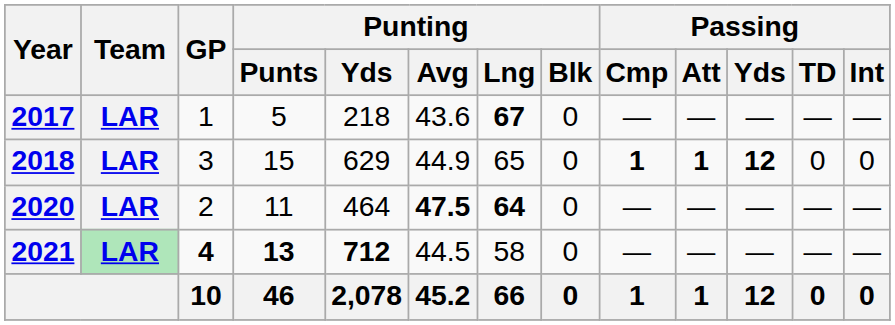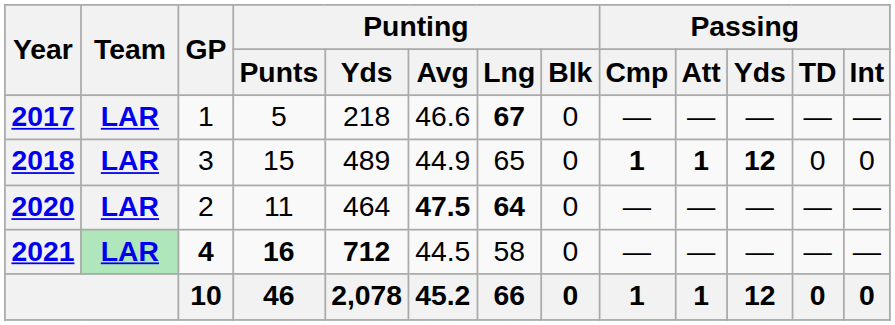(443, 116) 43.6 -> (443, 116) 46.6
(367, 161) 629 -> (367, 161) 489
(279, 251) 13 -> (279, 251) 16
